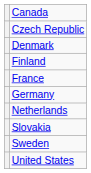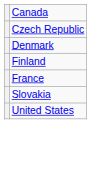- row: (33, 95)
- row: (40, 111)
- row: (30, 144)
